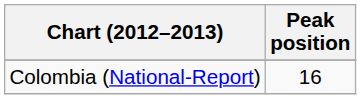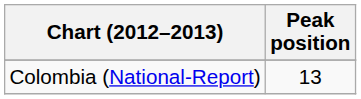(310, 76) 16 -> (310, 76) 13
